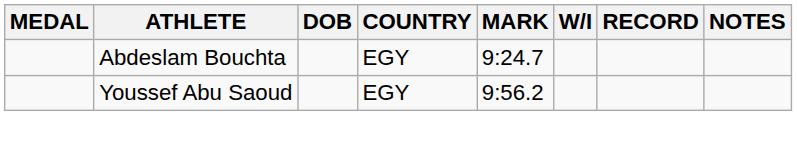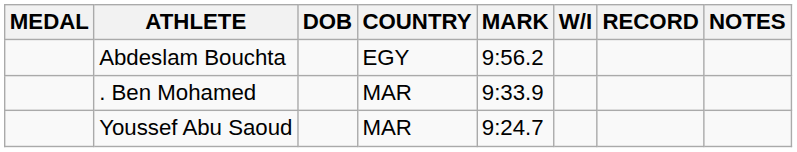(513, 57) 9:24.7 -> (513, 57) 9:56.2
+ row: (178, 92)
(386, 92) EGY -> (387, 127) MAR
(513, 92) 9:56.2 -> (513, 127) 9:24.7
